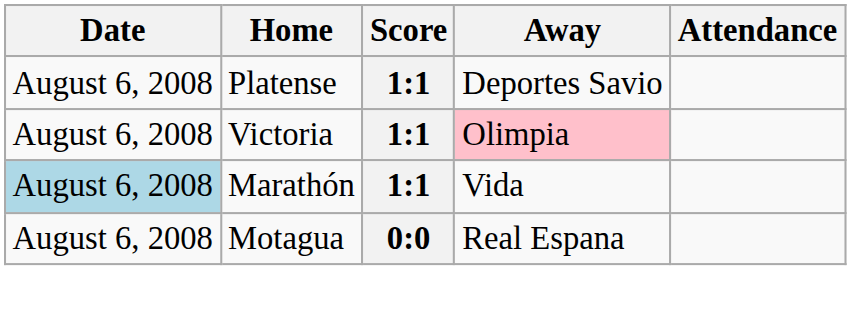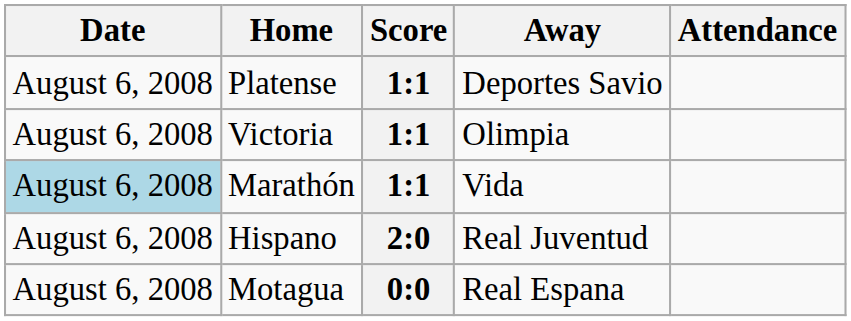(516, 133) pink background -> (516, 133) no background
+ row: (282, 237)
